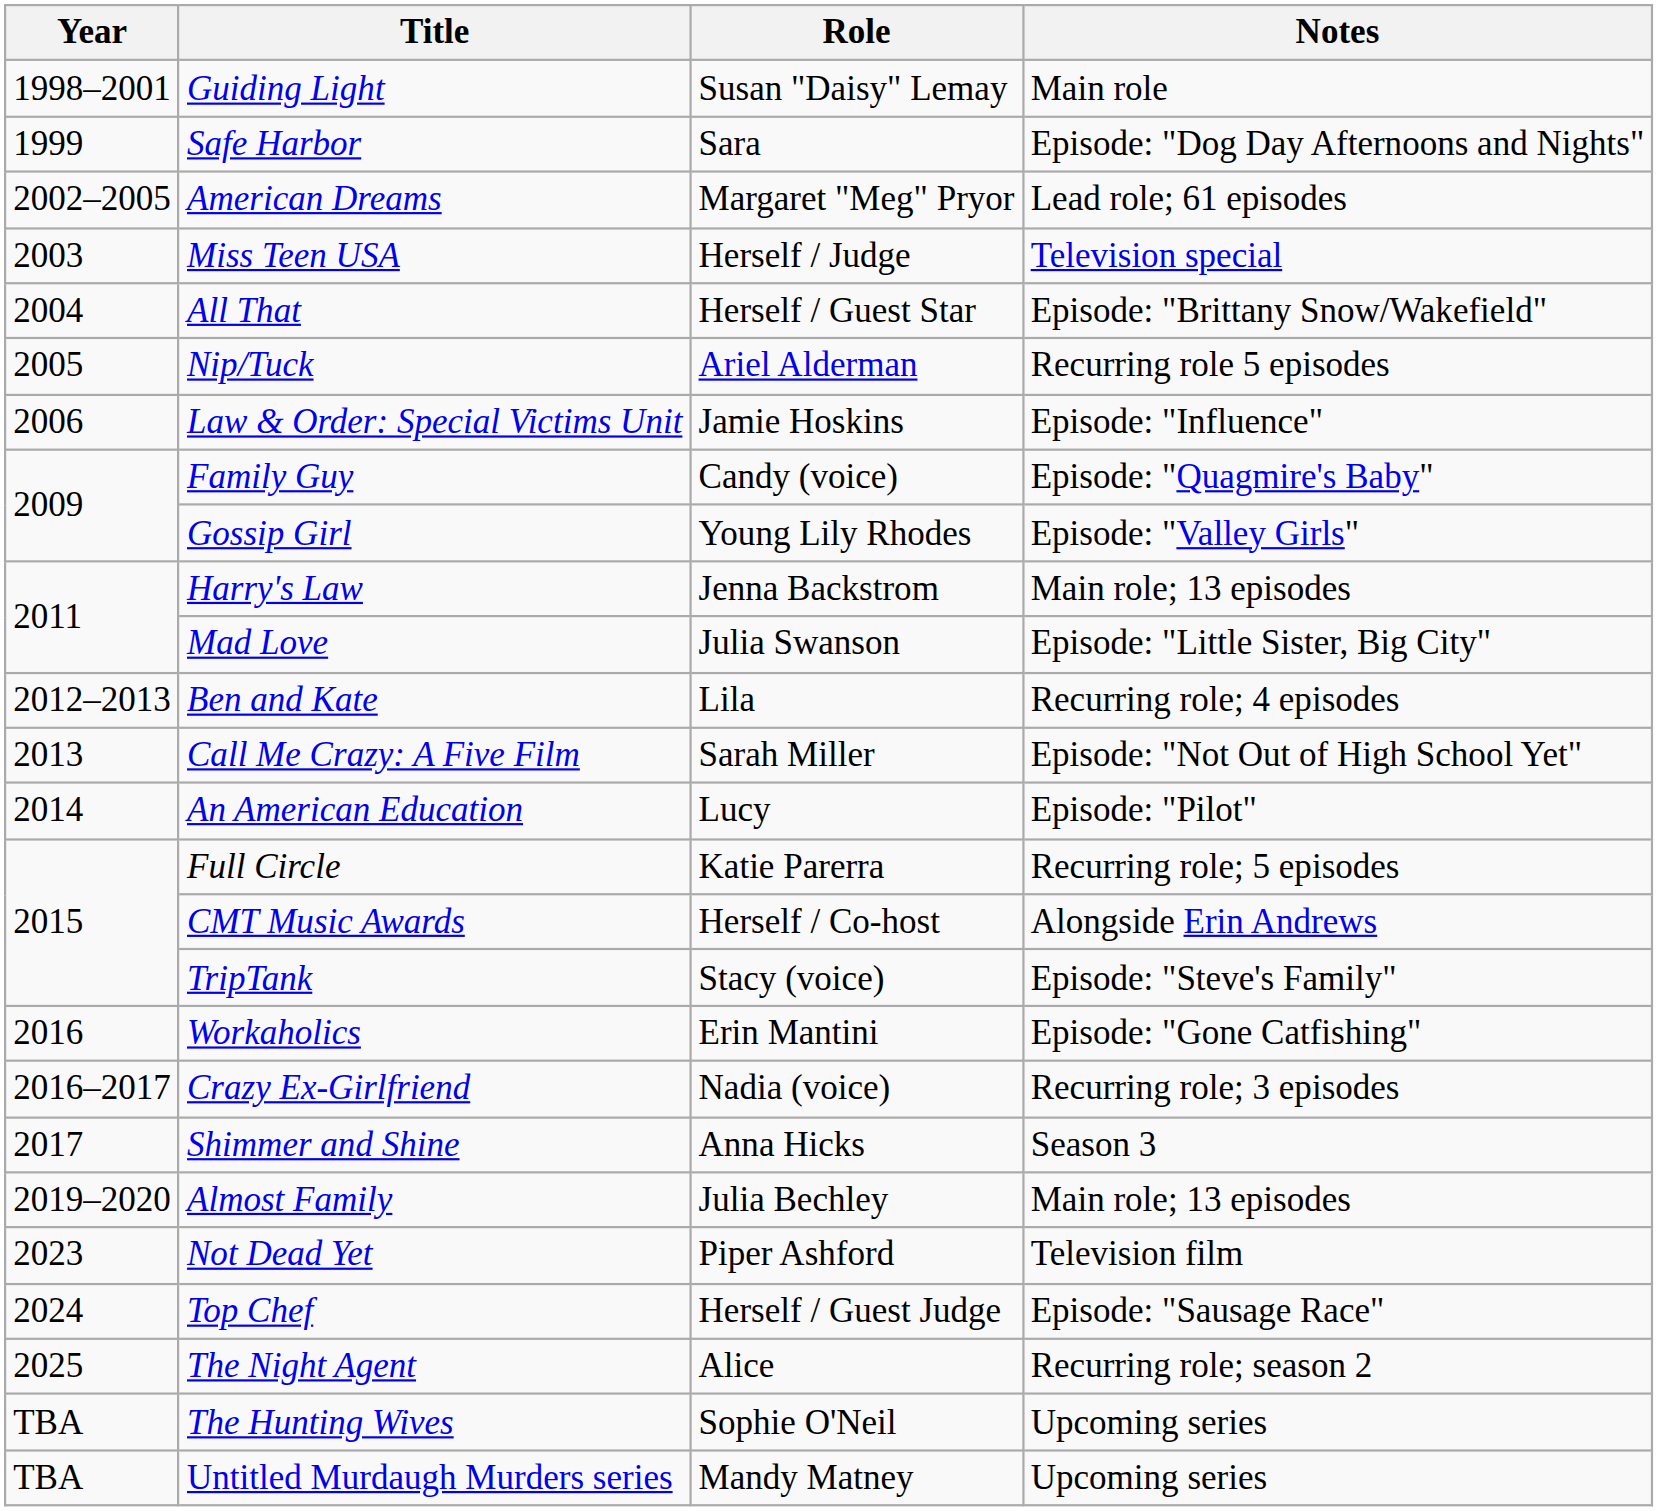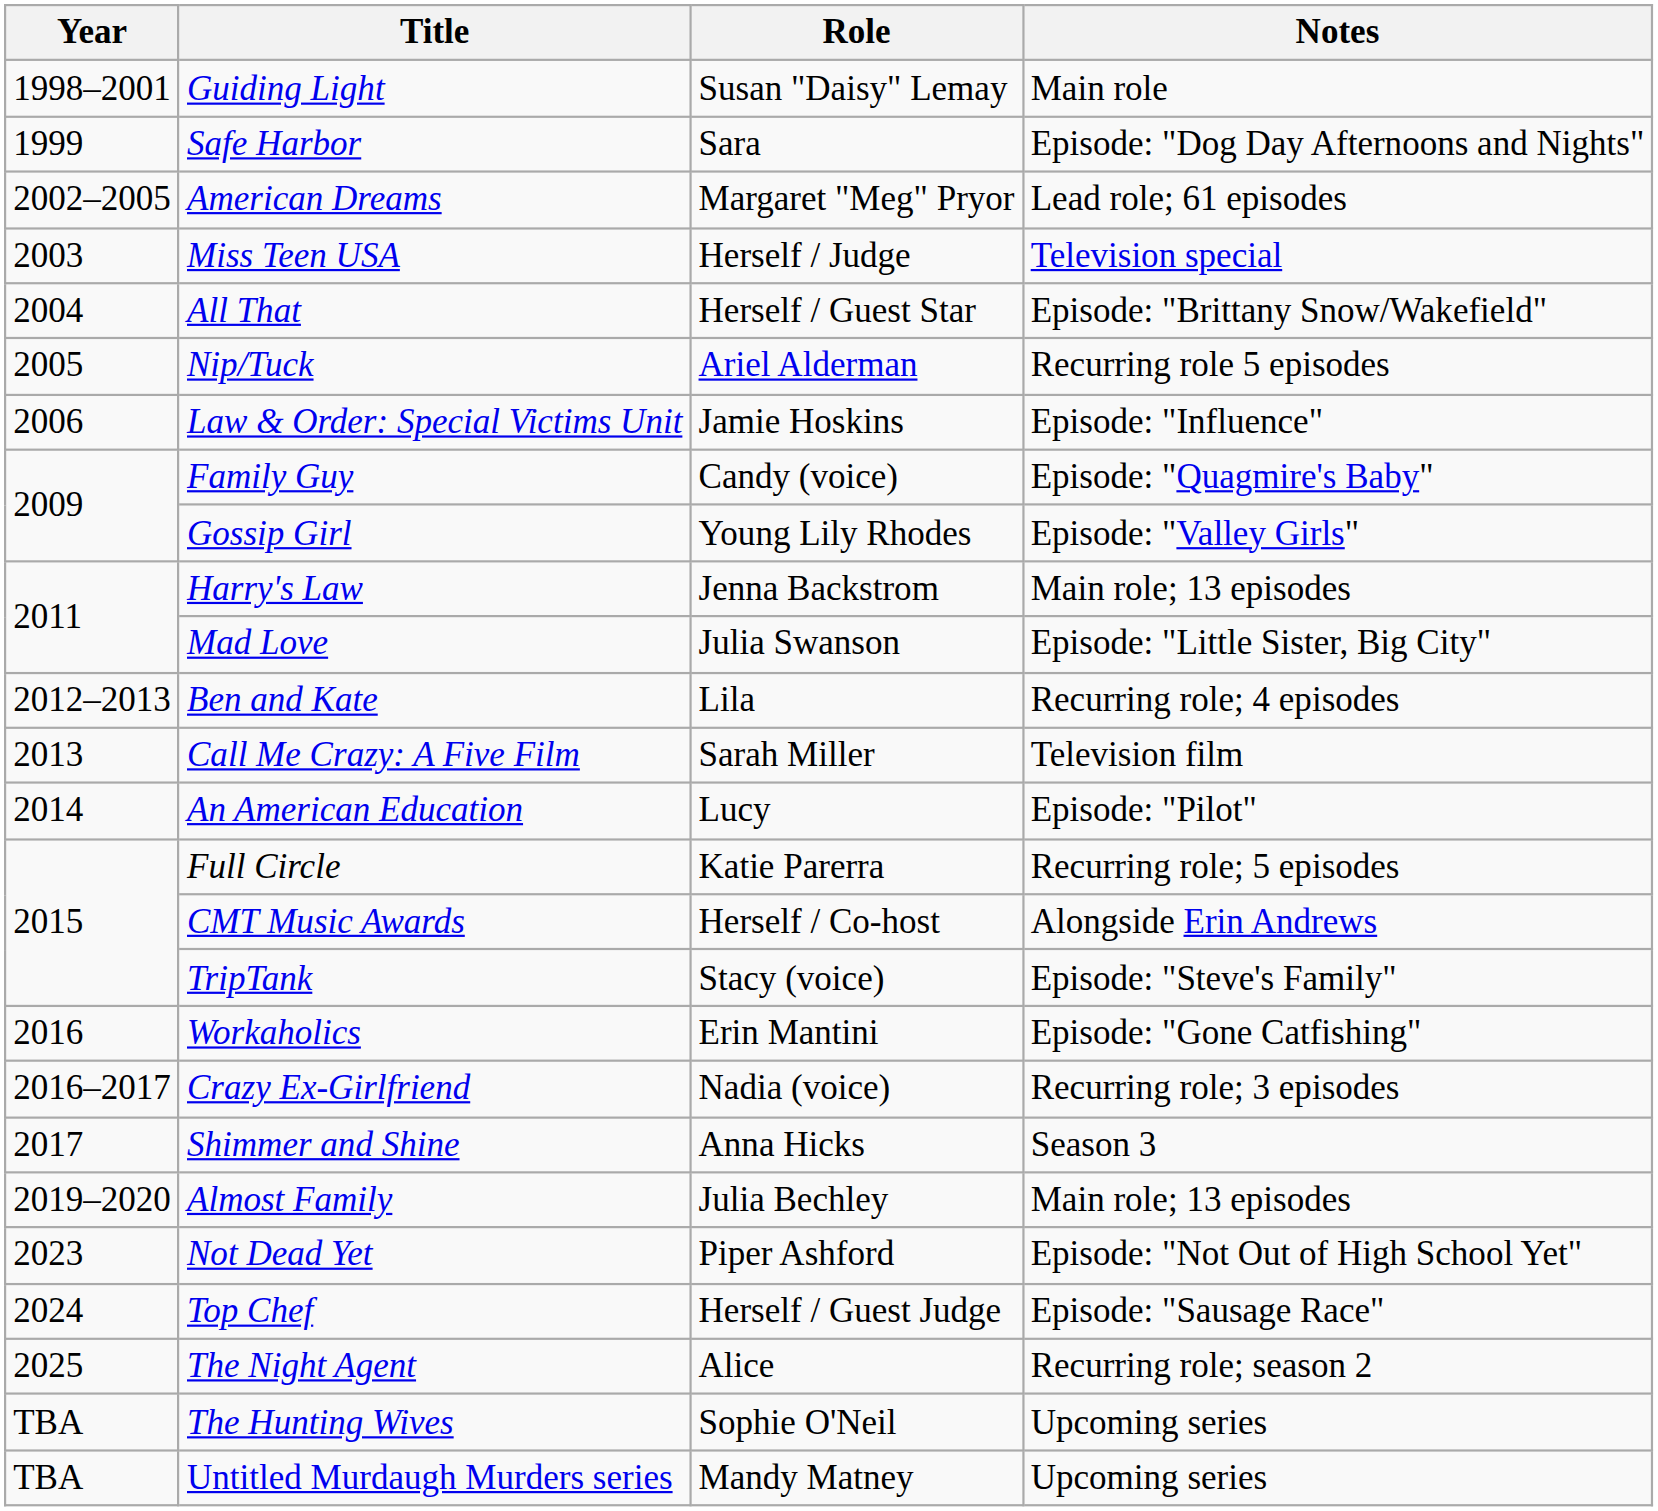(1306, 754) Episode: "Not Out of High School Yet" -> (1137, 754) Television film
(1137, 1254) Television film -> (1306, 1254) Episode: "Not Out of High School Yet"
